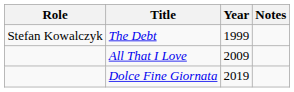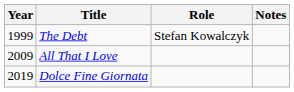columns swapped: (236, 14) <-> (55, 14)
